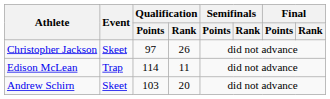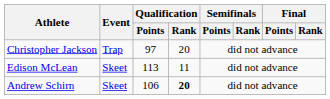(115, 49) Skeet -> (113, 49) Trap
(184, 49) 26 -> (184, 49) 20
(113, 67) Trap -> (115, 67) Skeet
(150, 67) 114 -> (150, 67) 113
(150, 86) 103 -> (150, 86) 106
(184, 86) normal -> (184, 86) bold
